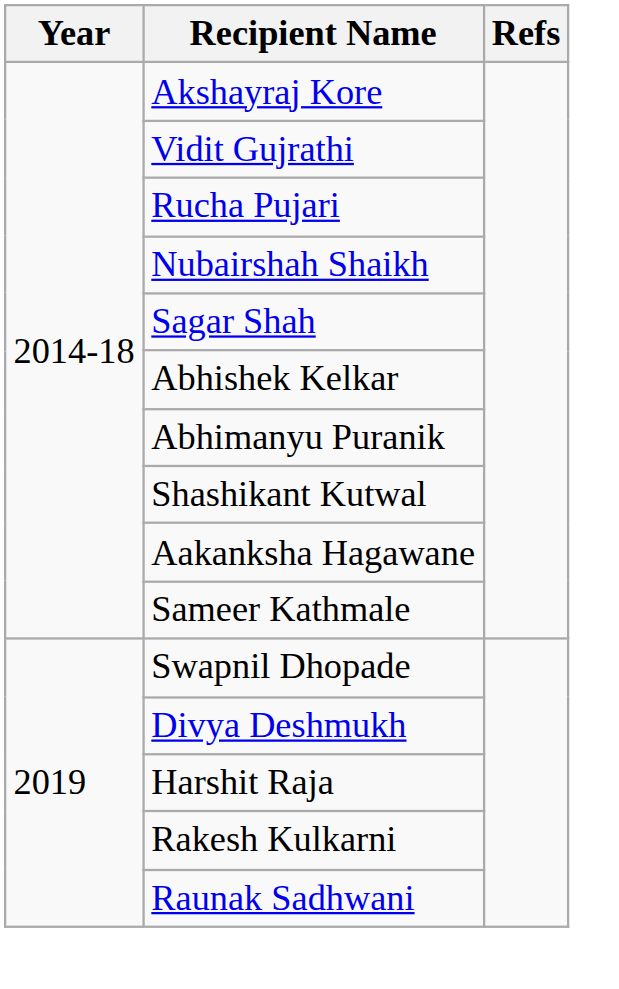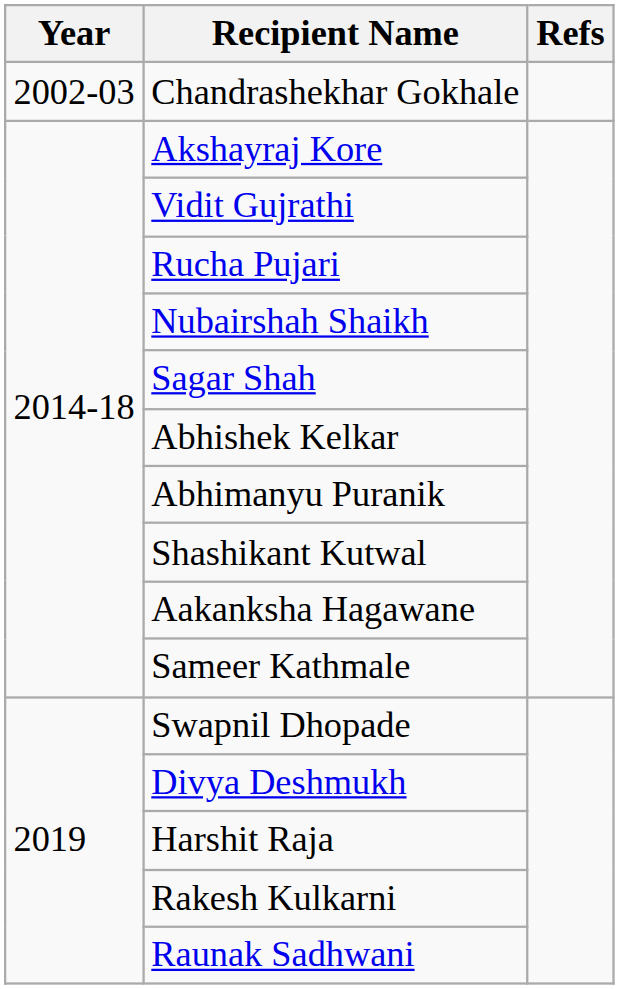+ row: (335, 90)
